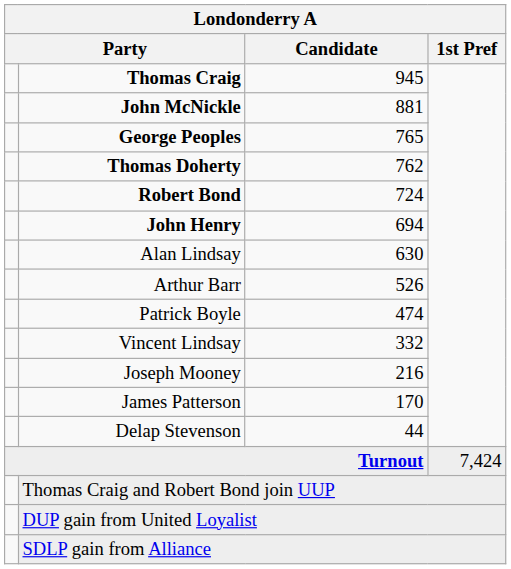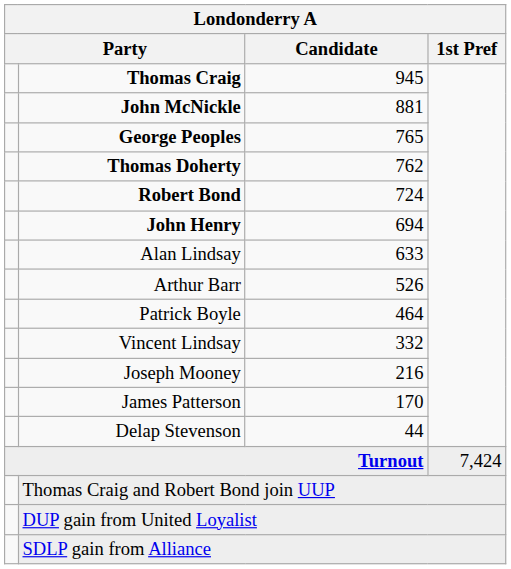(409, 254) 630 -> (409, 254) 633
(409, 313) 474 -> (409, 313) 464
